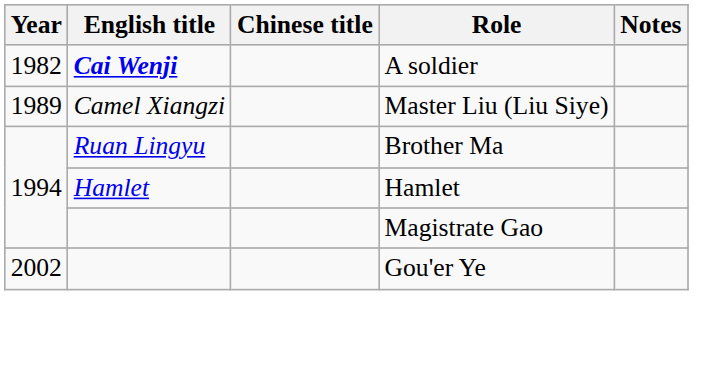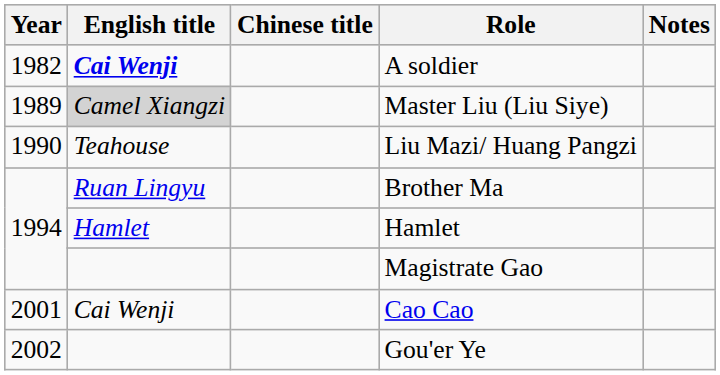(149, 106) no background -> (149, 106) lightgrey background
+ row: (511, 146)
+ row: (429, 308)
